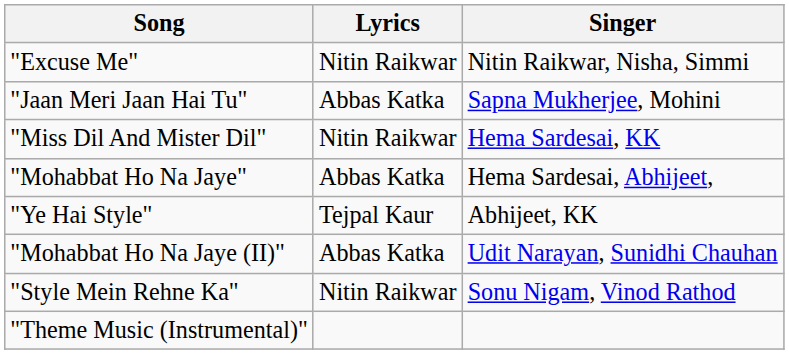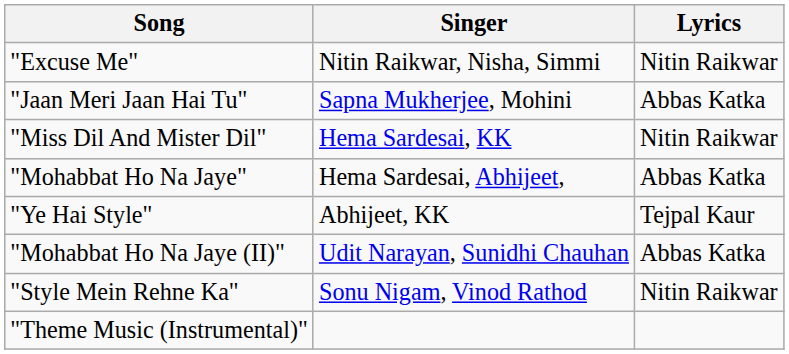columns swapped: (623, 23) <-> (388, 23)
